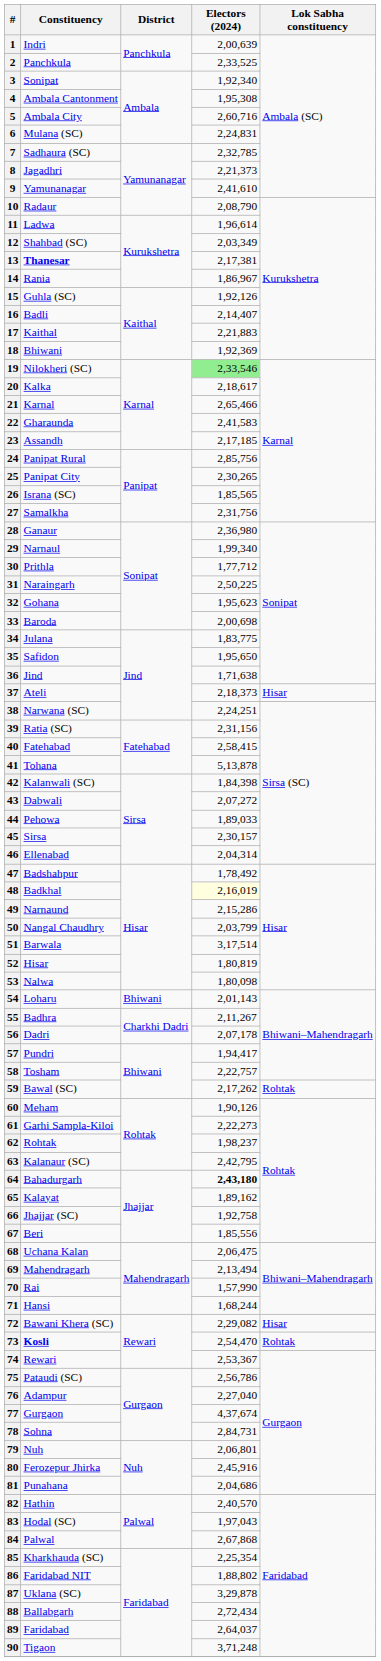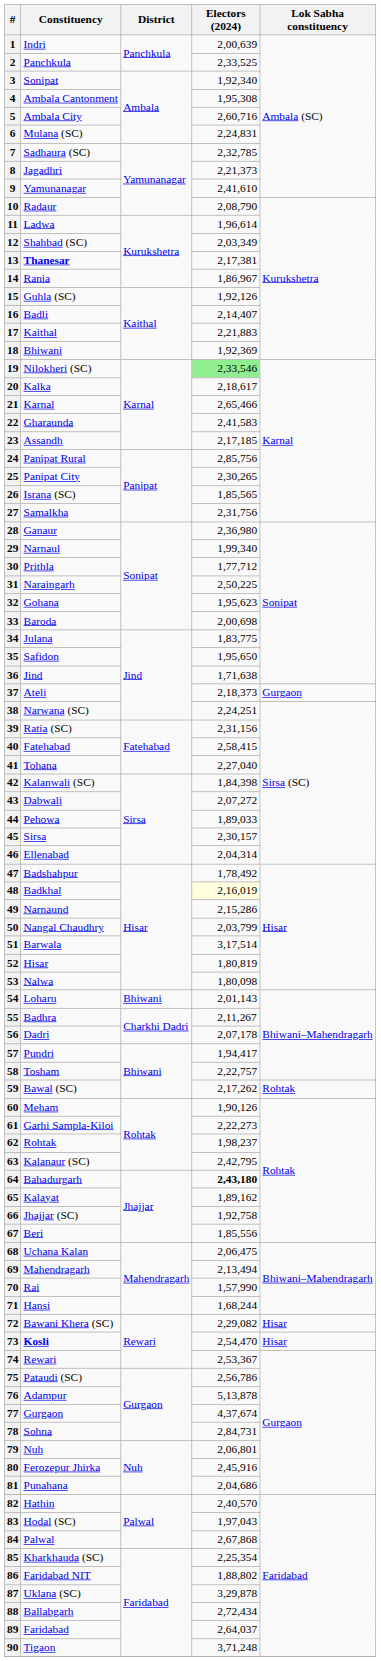(275, 692) Hisar -> (282, 692) Gurgaon
(226, 764) 5,13,878 -> (226, 764) 2,27,040
(279, 1341) Rohtak -> (275, 1341) Hisar
(226, 1395) 2,27,040 -> (226, 1395) 5,13,878
